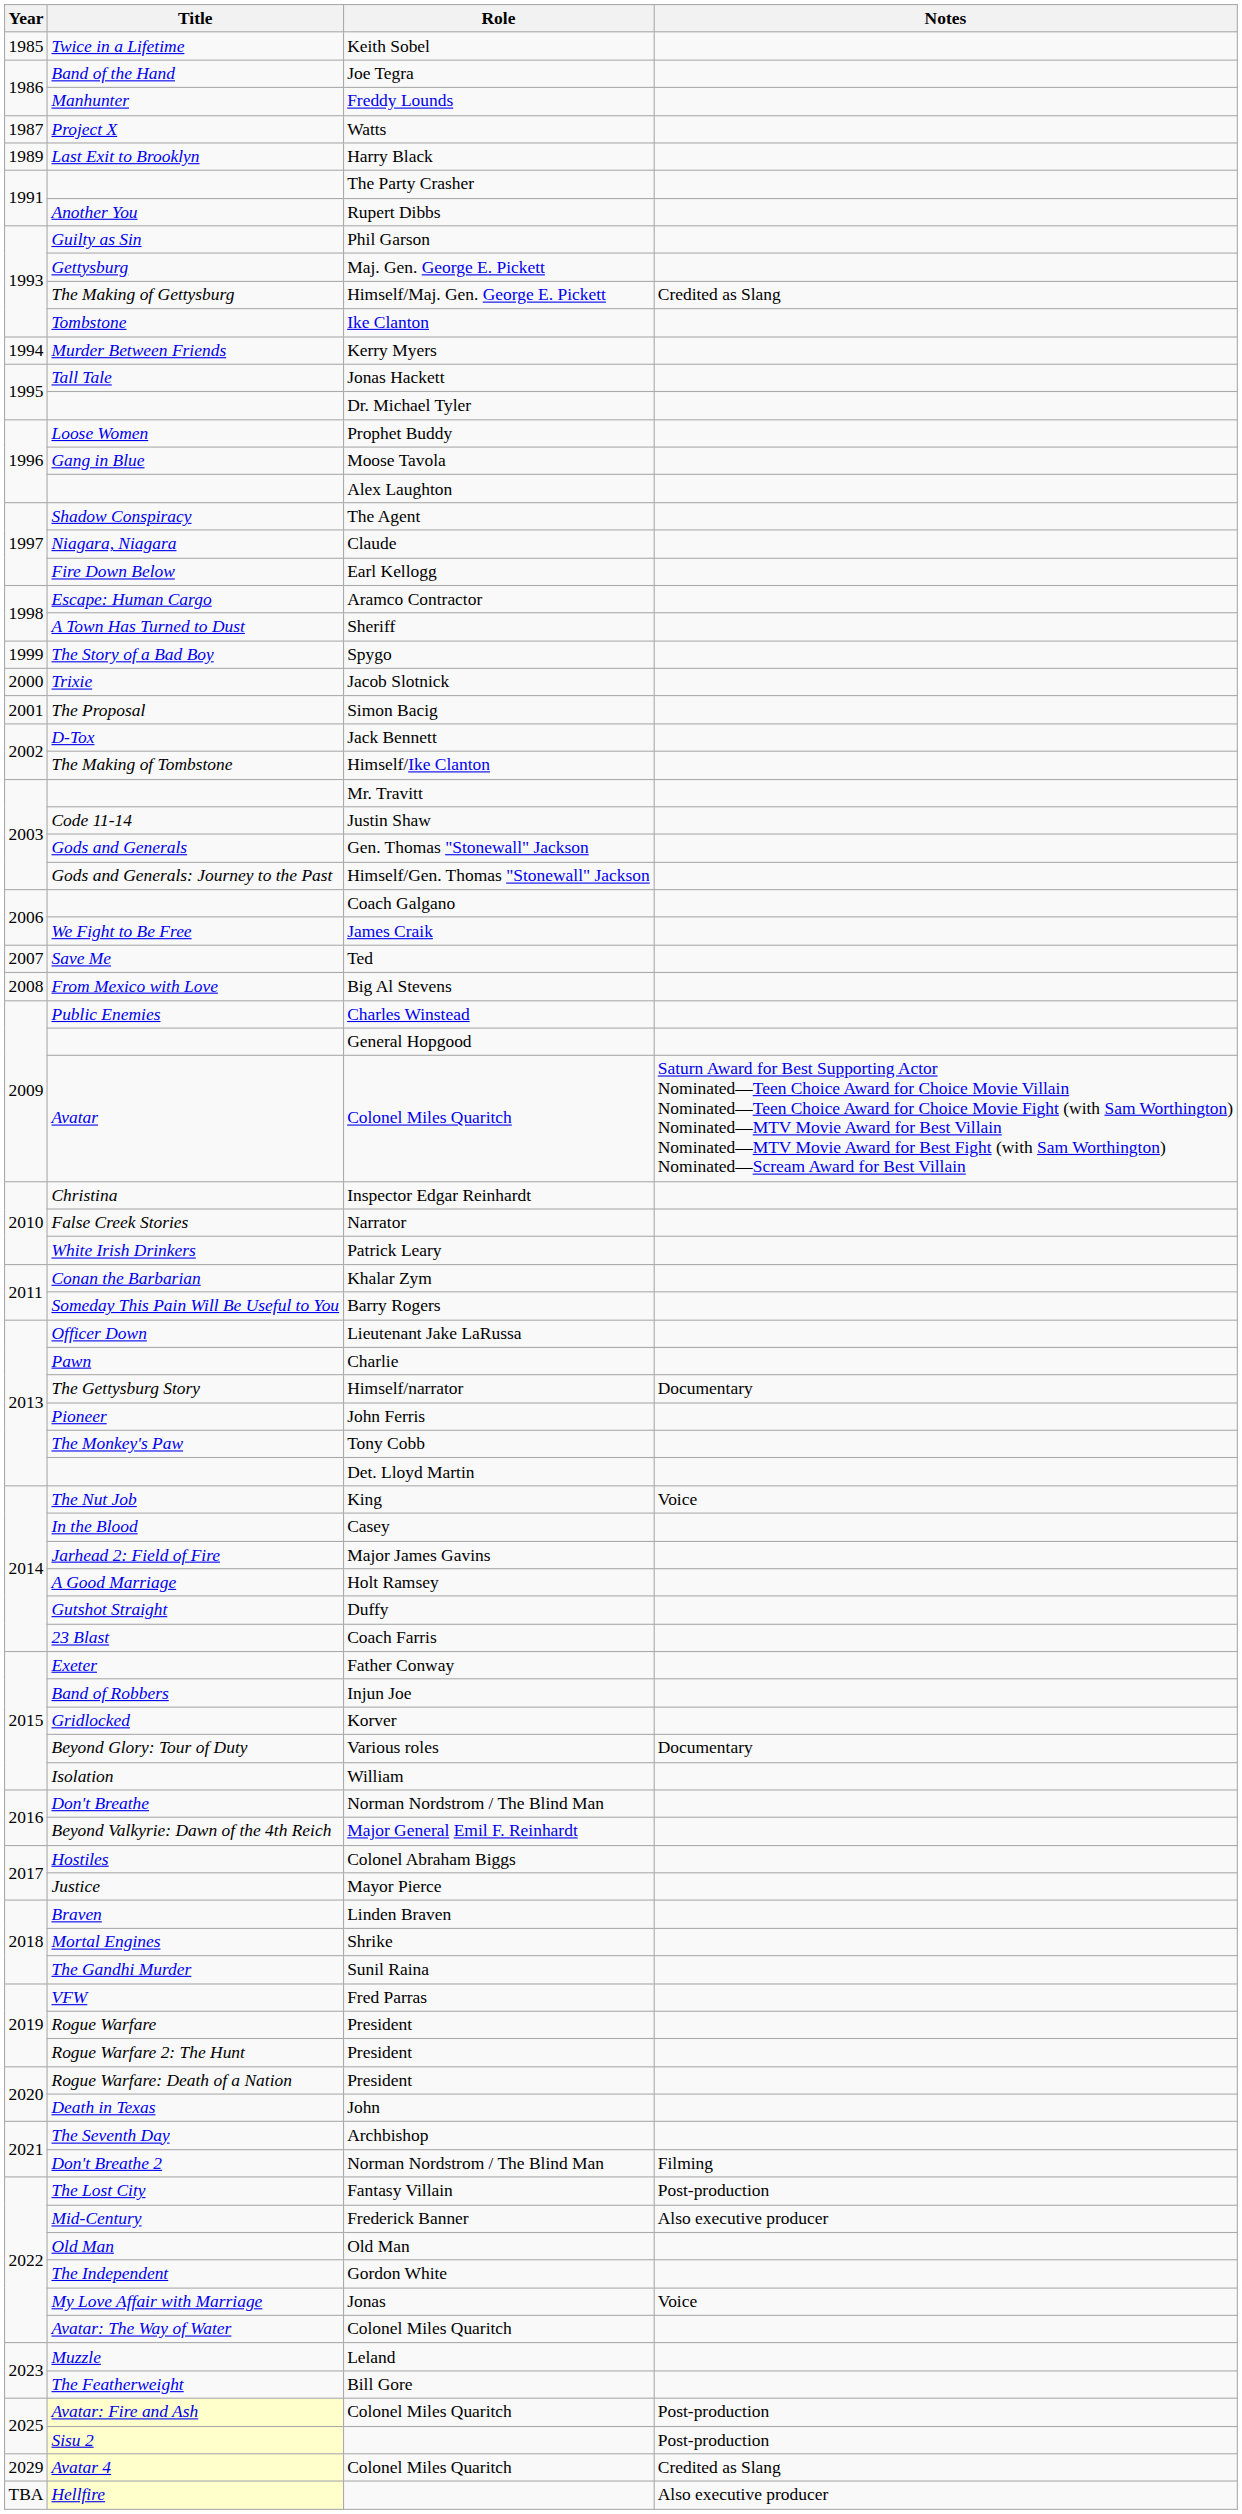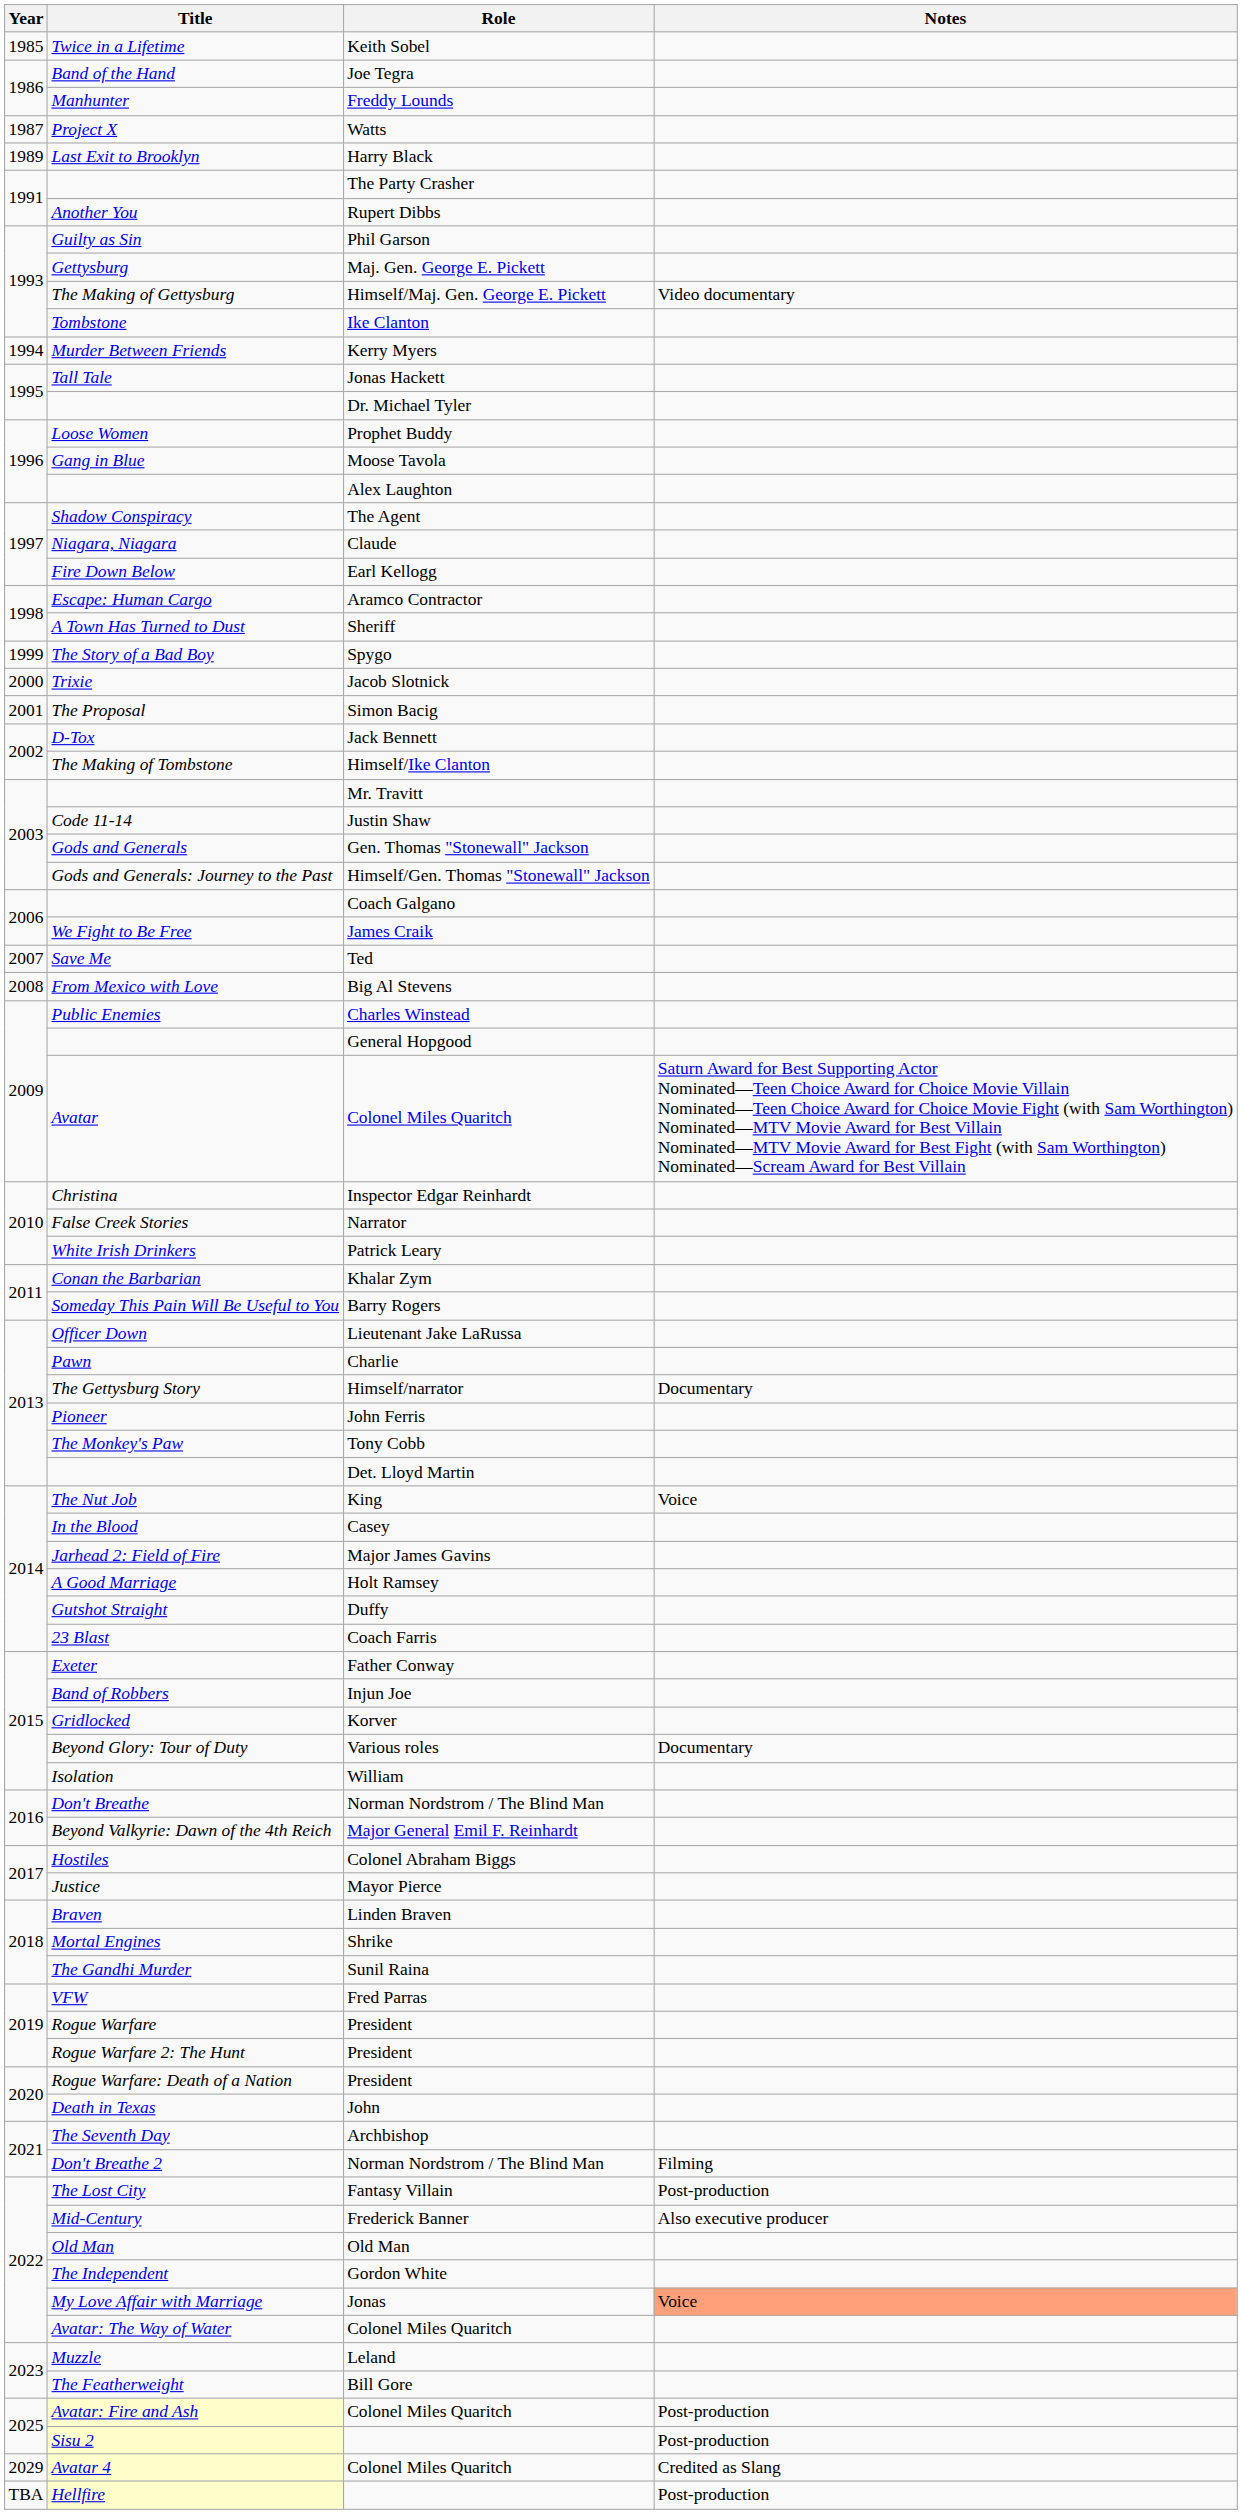(719, 294) Credited as Slang -> (726, 294) Video documentary
(677, 2301) no background -> (677, 2301) lightsalmon background
(743, 2495) Also executive producer -> (713, 2495) Post-production
